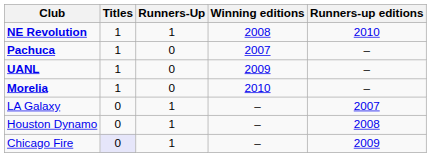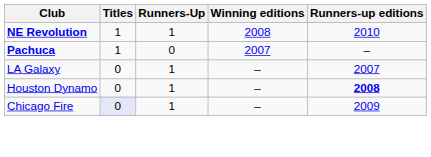- row: (23, 69)
- row: (28, 87)
(367, 124) normal -> (367, 87) bold
